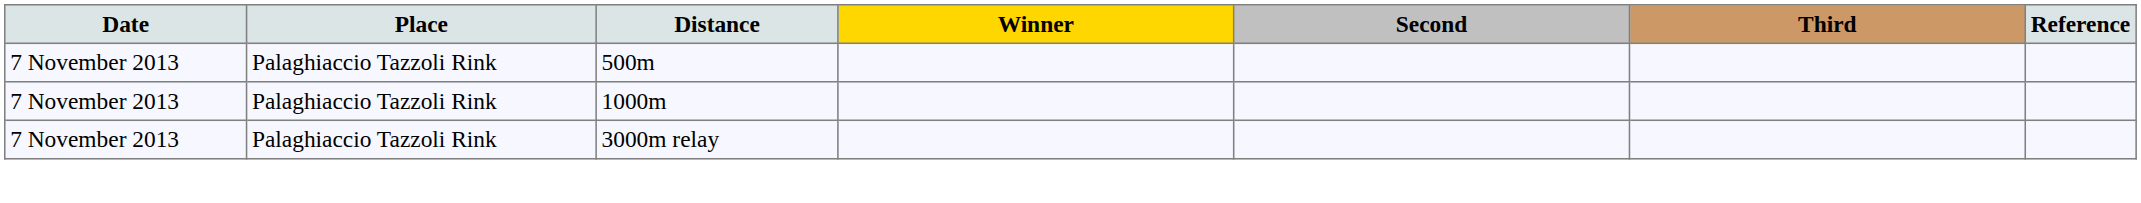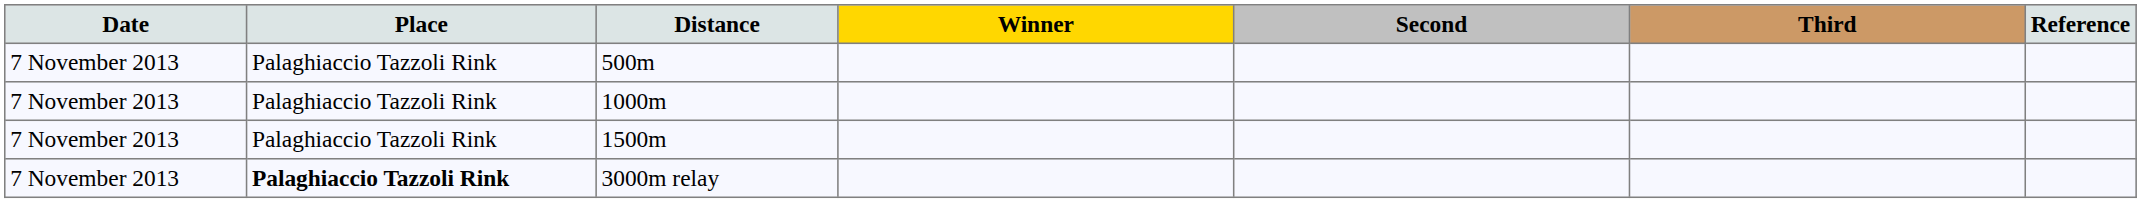+ row: (634, 139)
(374, 139) normal -> (381, 177) bold
